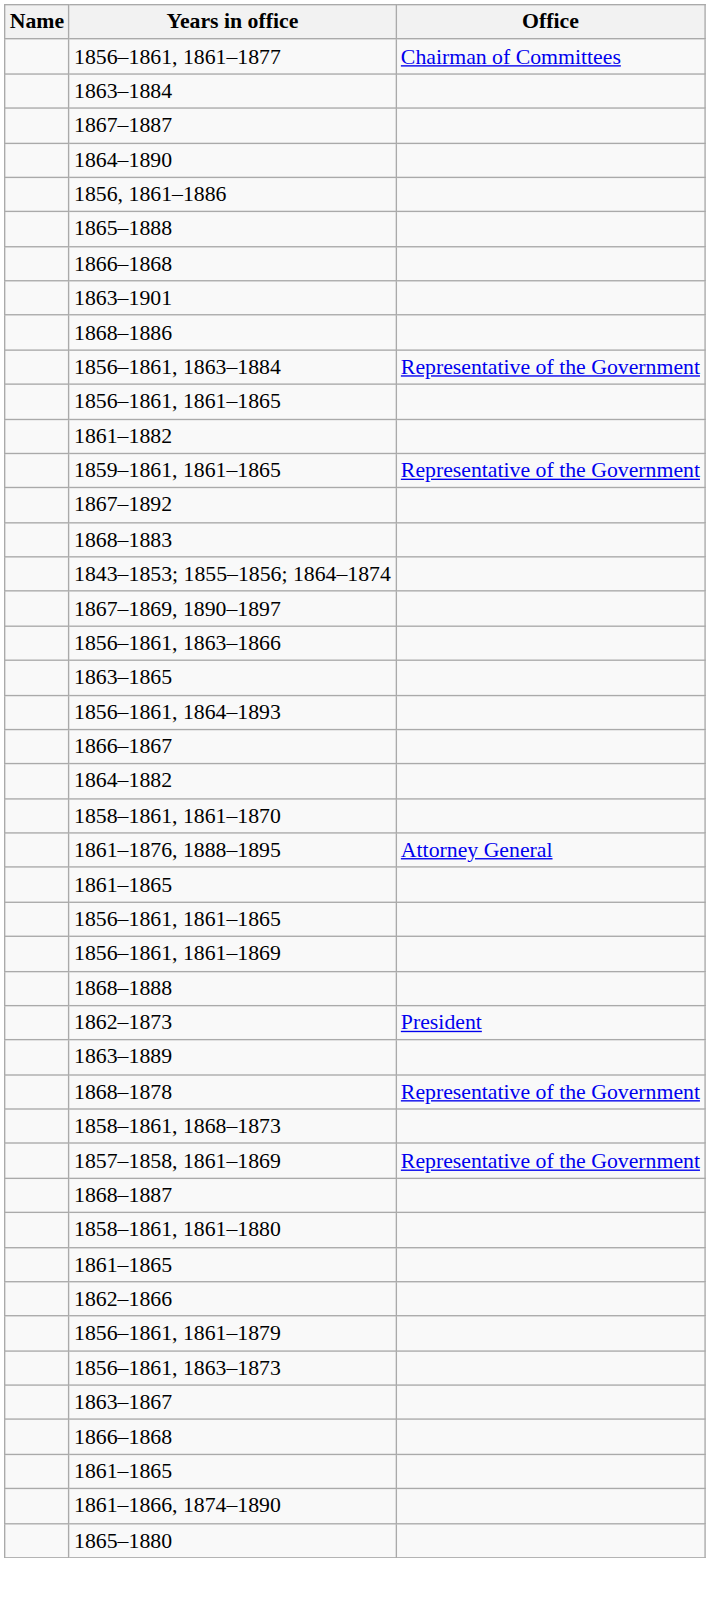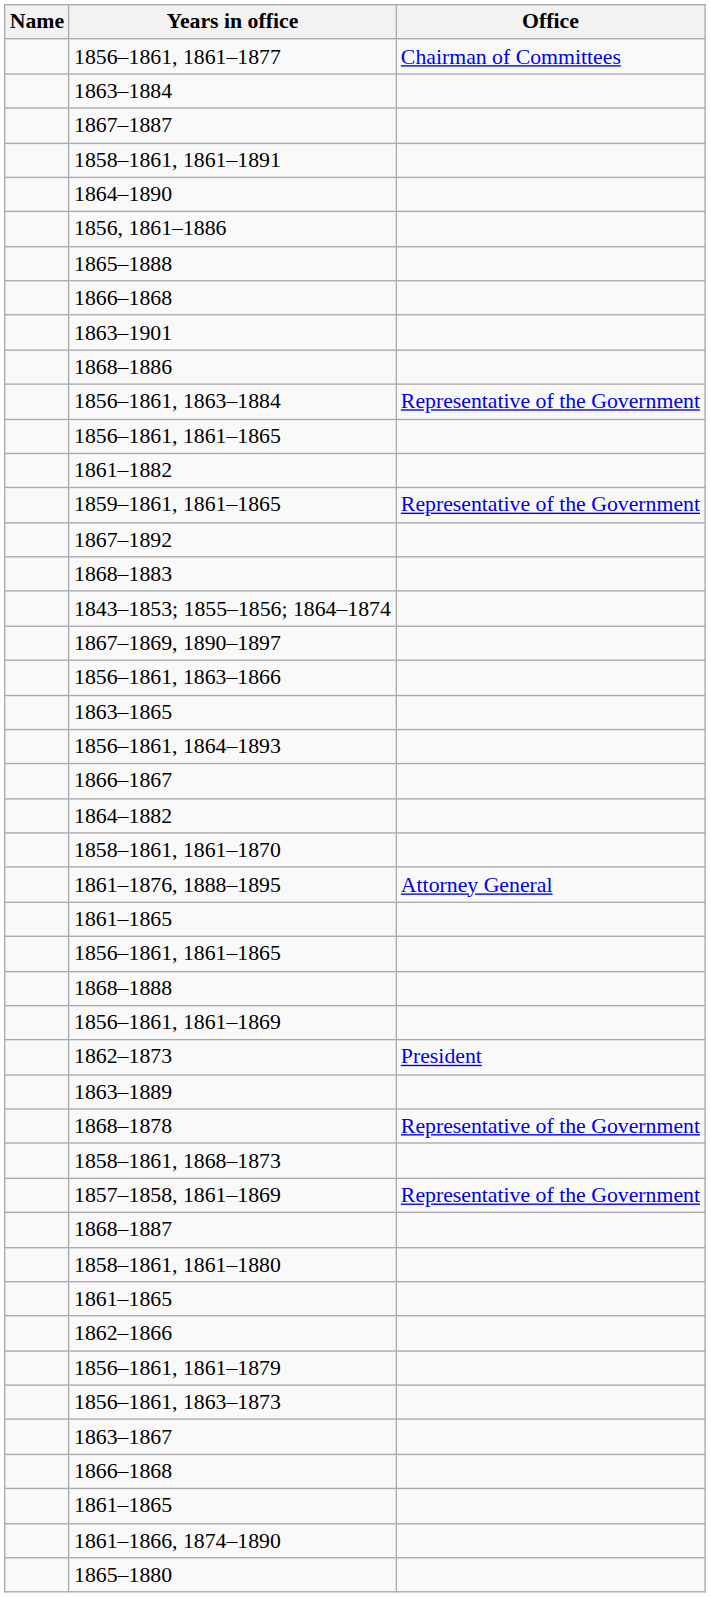+ row: (177, 159)
rows swapped: (177, 953) <-> (123, 988)
